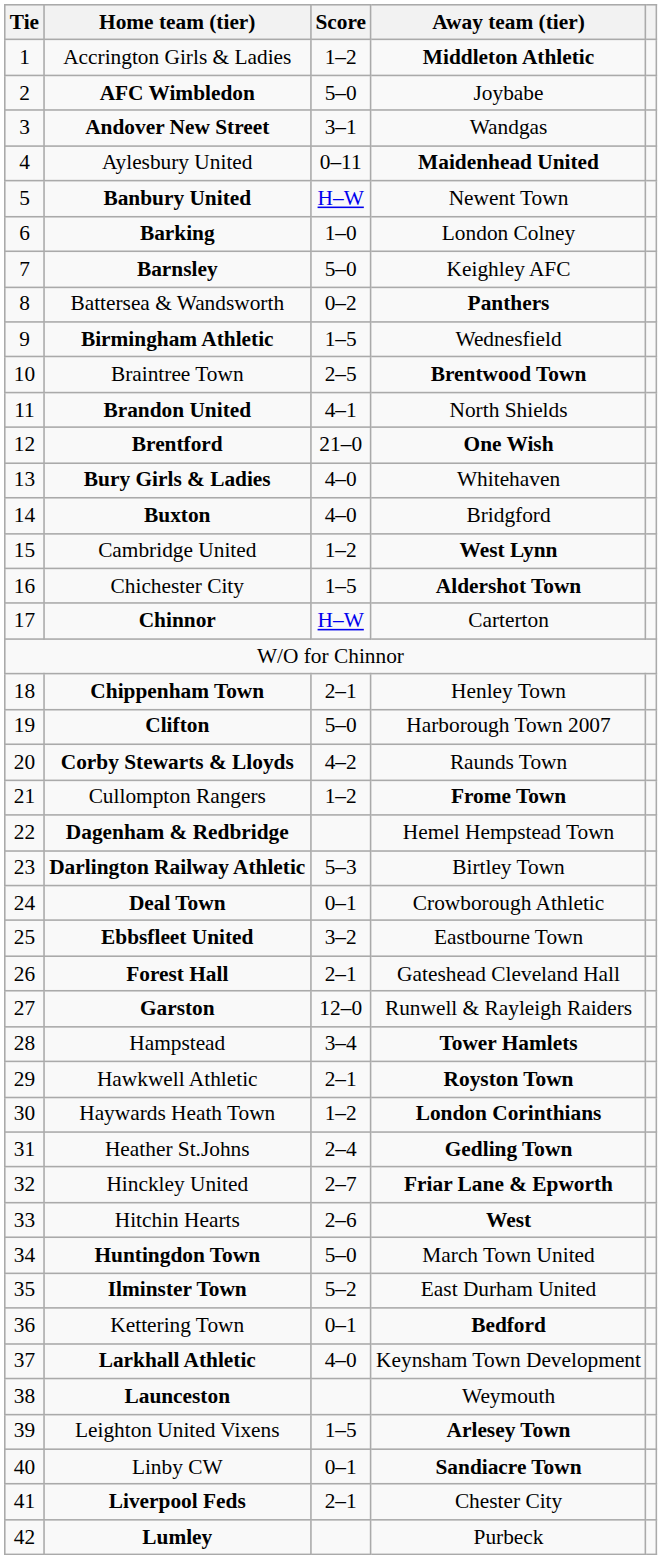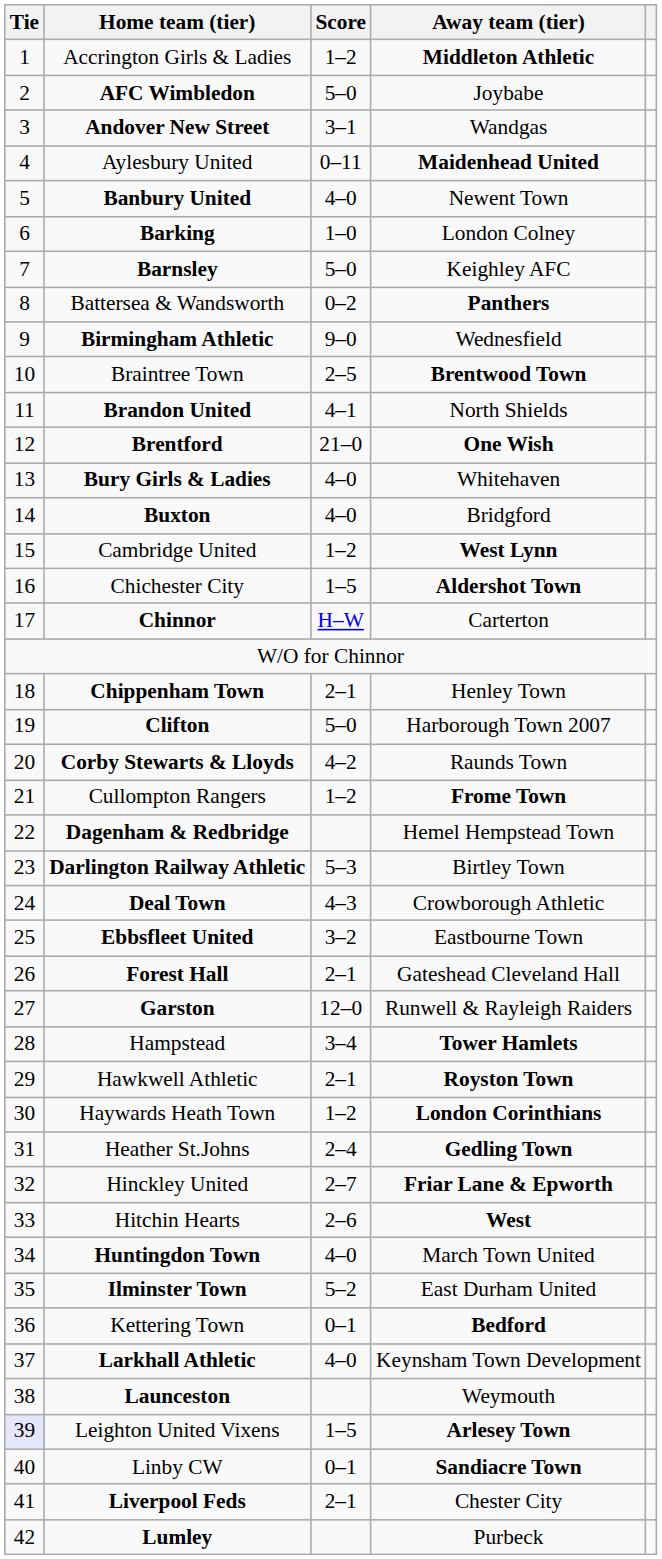(341, 197) H–W -> (341, 197) 4–0
(341, 338) 1–5 -> (341, 338) 9–0
(341, 902) 0–1 -> (341, 902) 4–3
(341, 1254) 5–0 -> (341, 1254) 4–0
(24, 1430) no background -> (24, 1430) lavender background
